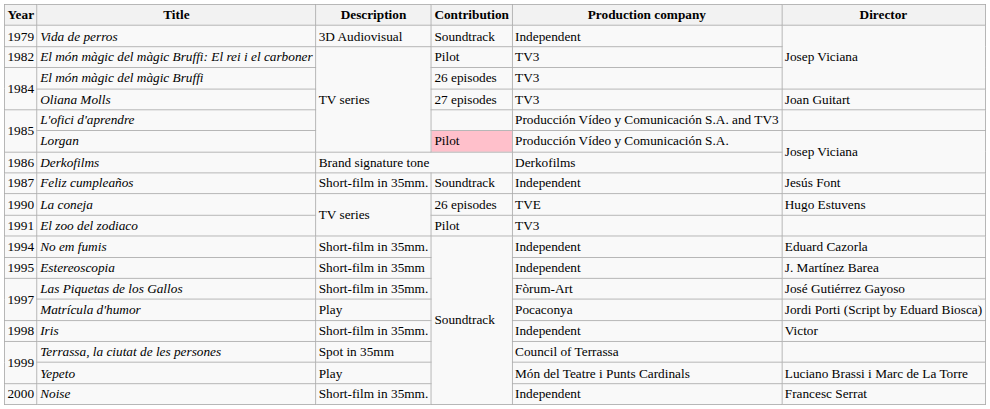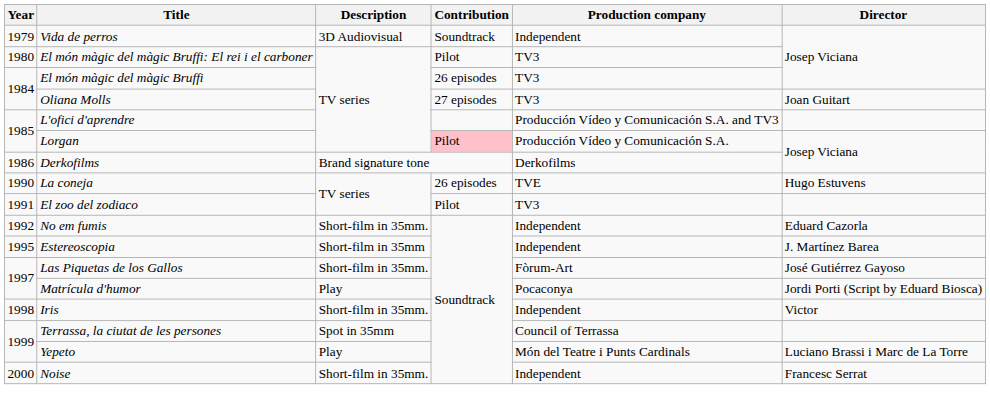(21, 57) 1982 -> (21, 57) 1980
- row: (87, 183)
(21, 246) 1994 -> (21, 225) 1992
